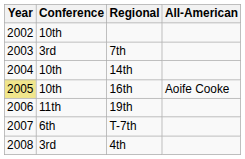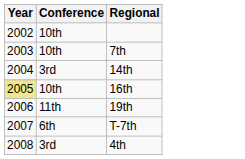- column: (201, 13)
(47, 51) 3rd -> (50, 51) 10th
(50, 70) 10th -> (47, 70) 3rd
